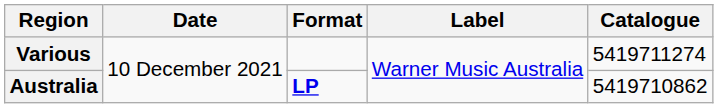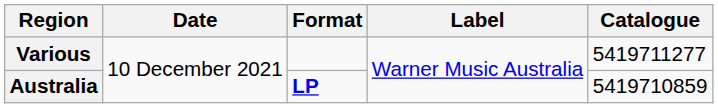(649, 53) 5419711274 -> (649, 53) 5419711277
(650, 86) 5419710862 -> (650, 86) 5419710859
